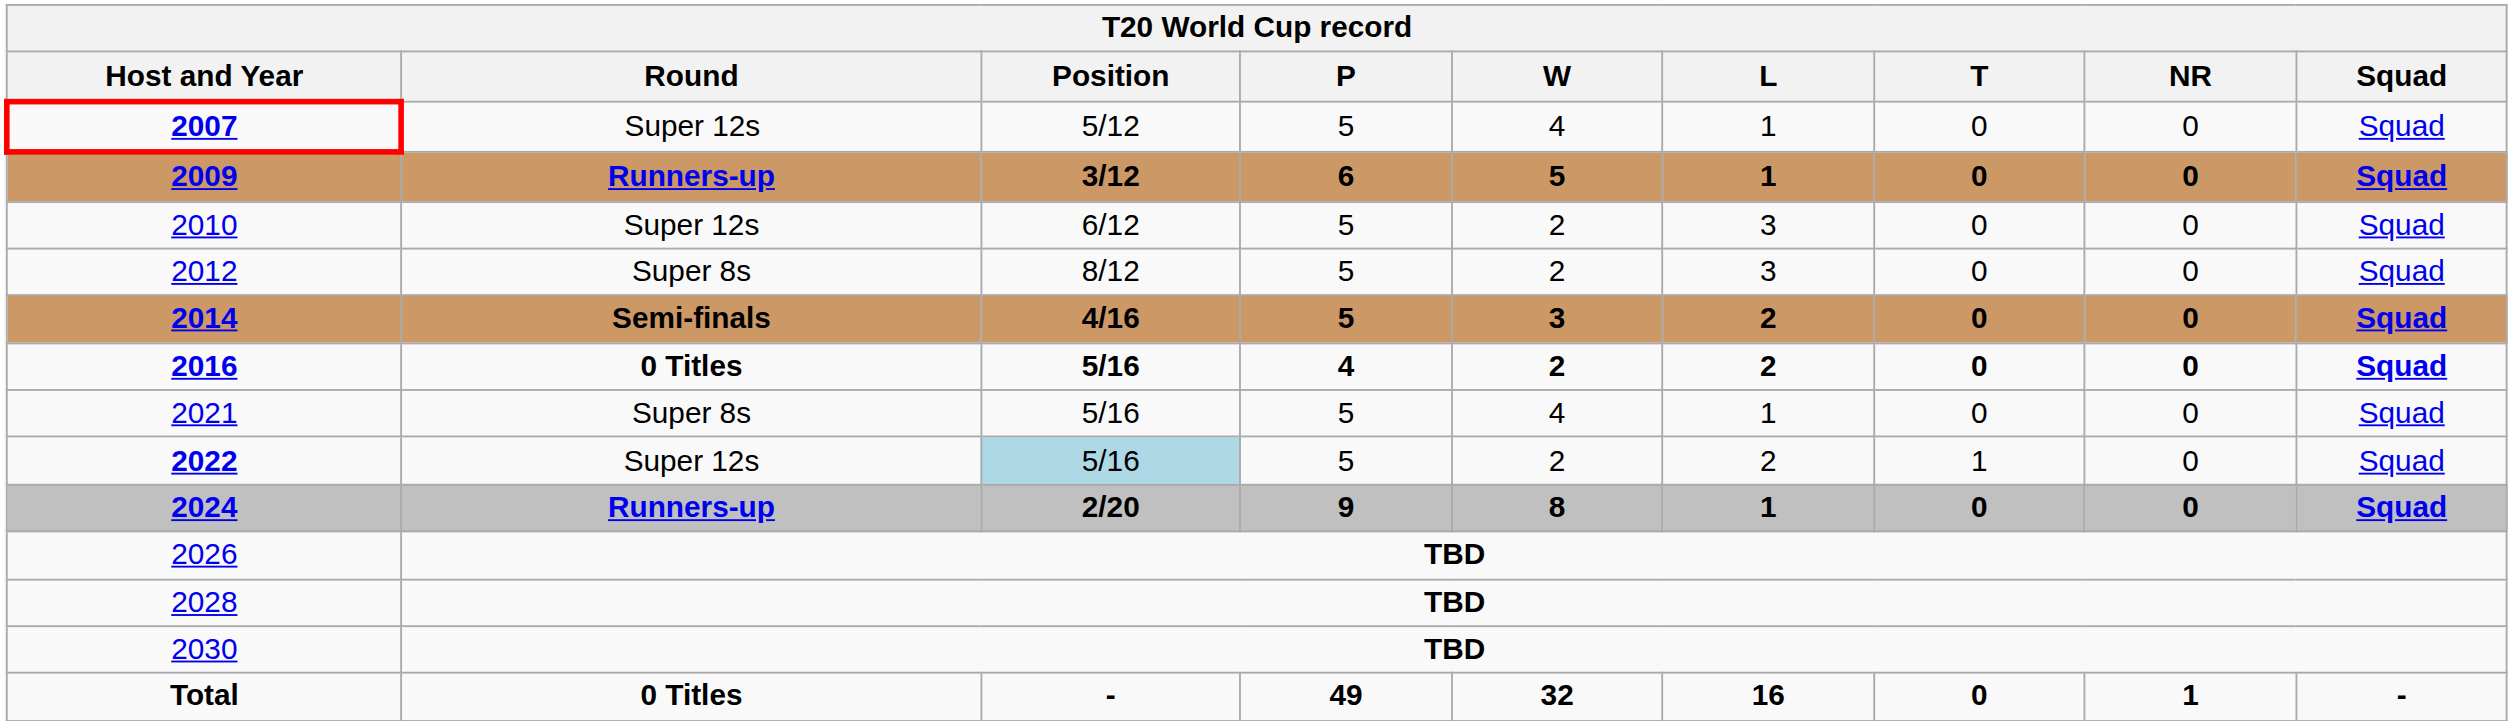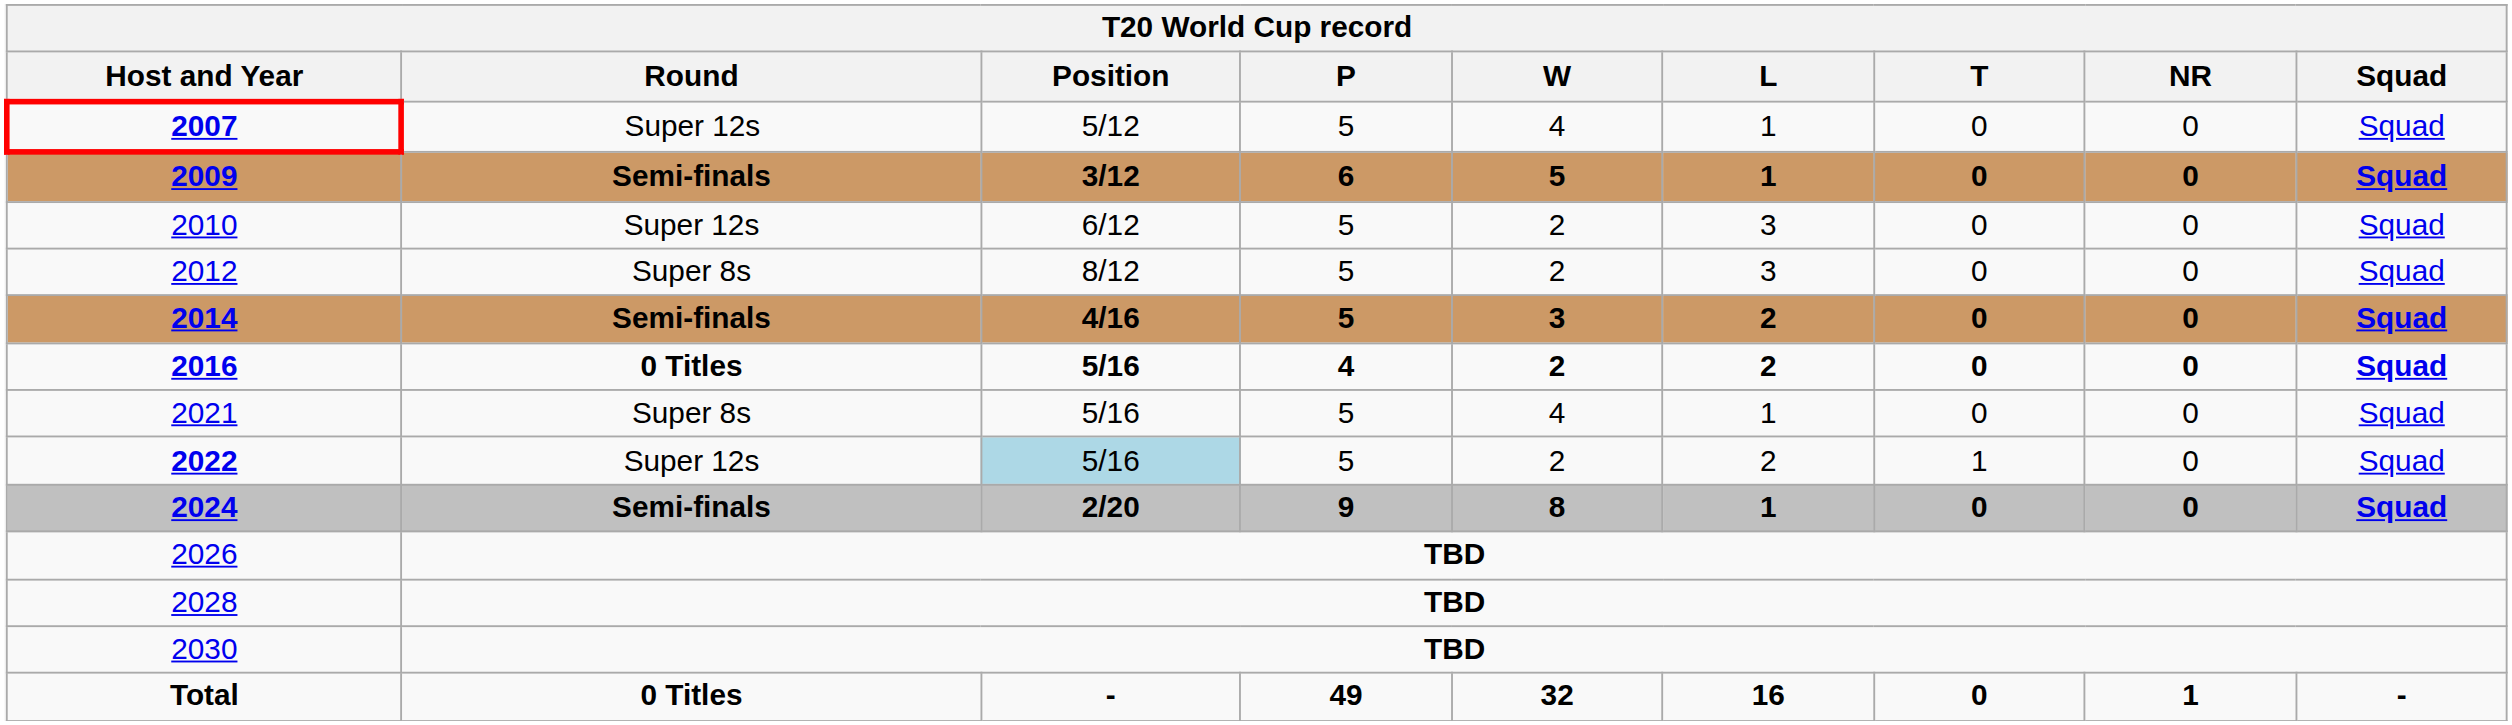(691, 176) Runners-up -> (691, 176) Semi-finals
(691, 507) Runners-up -> (691, 507) Semi-finals
